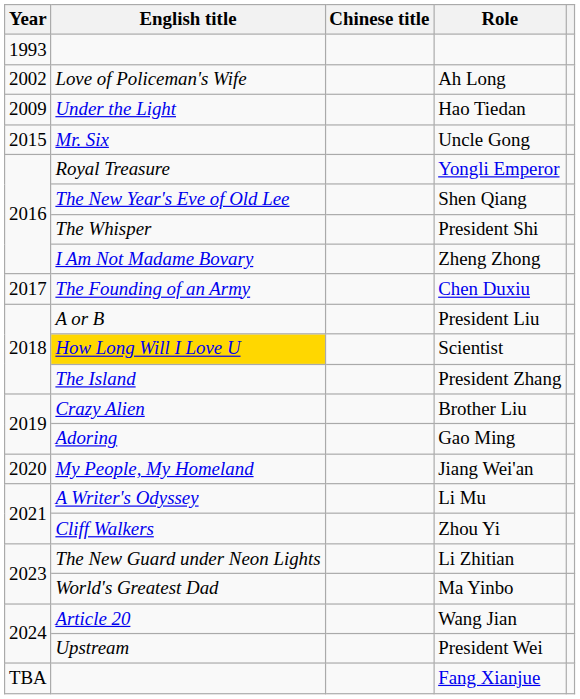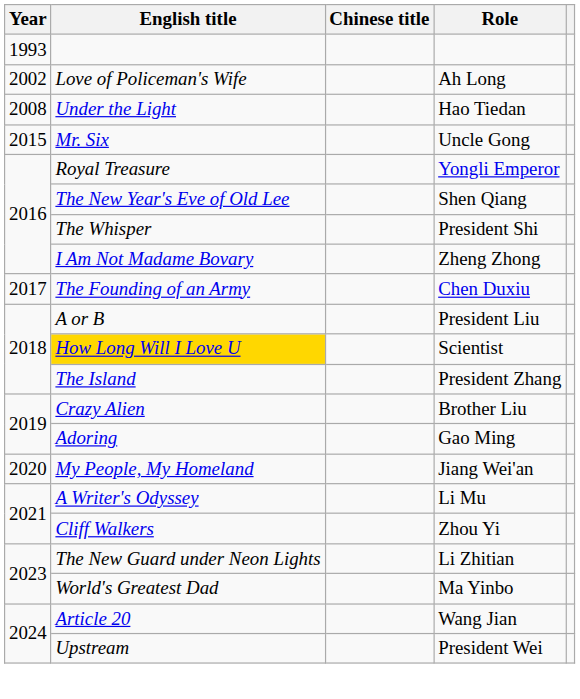(28, 109) 2009 -> (28, 109) 2008
- row: (489, 678)
